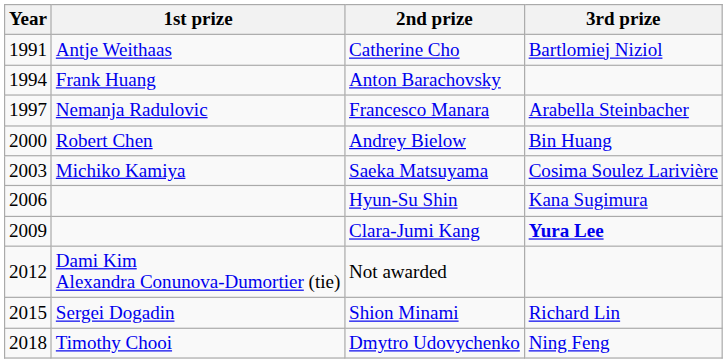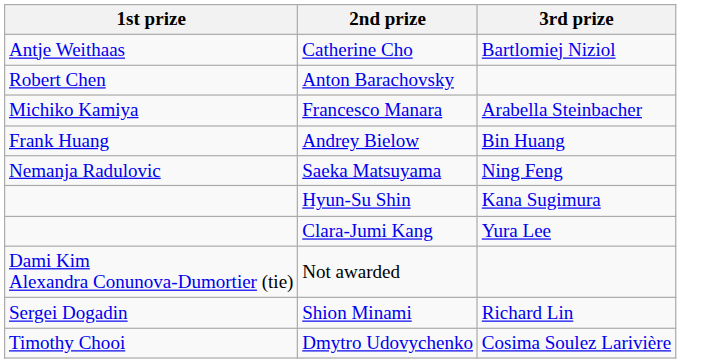- column: (28, 19)
(106, 79) Frank Huang -> (57, 79) Robert Chen
(132, 110) Nemanja Radulovic -> (74, 110) Michiko Kamiya
(104, 140) Robert Chen -> (59, 140) Frank Huang
(121, 170) Michiko Kamiya -> (85, 170) Nemanja Radulovic
(623, 170) Cosima Soulez Larivière -> (522, 170) Ning Feng
(566, 230) bold -> (516, 230) normal
(569, 342) Ning Feng -> (576, 342) Cosima Soulez Larivière
